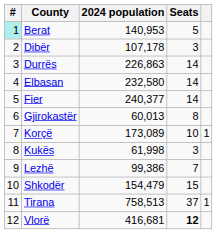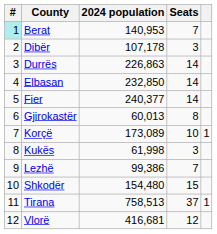(195, 30) 5 -> (195, 30) 7
(145, 82) 232,580 -> (145, 82) 232,850
(145, 185) 154,479 -> (145, 185) 154,480
(192, 220) bold -> (192, 220) normal
